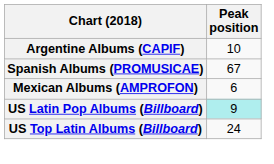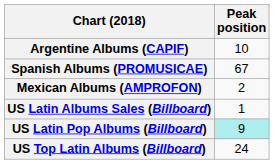(234, 88) 6 -> (242, 88) 2
+ row: (109, 108)
